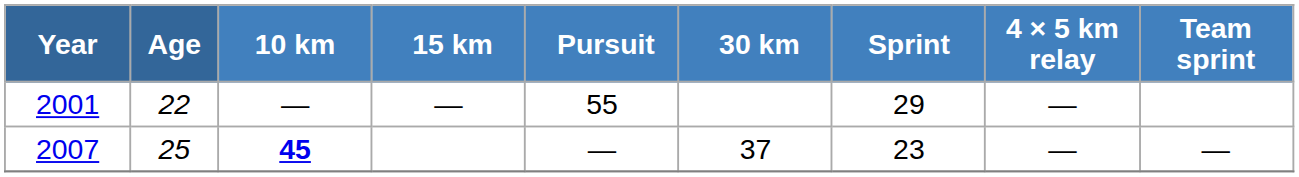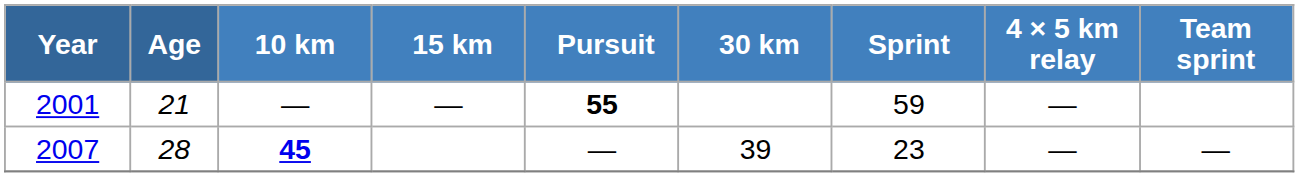(174, 104) 22 -> (174, 104) 21
(602, 104) normal -> (602, 104) bold
(909, 104) 29 -> (909, 104) 59
(174, 149) 25 -> (174, 149) 28
(755, 149) 37 -> (755, 149) 39
